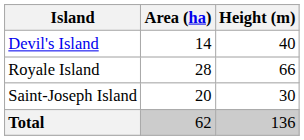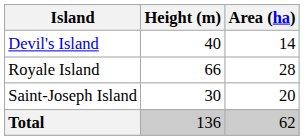columns swapped: (178, 17) <-> (257, 17)
